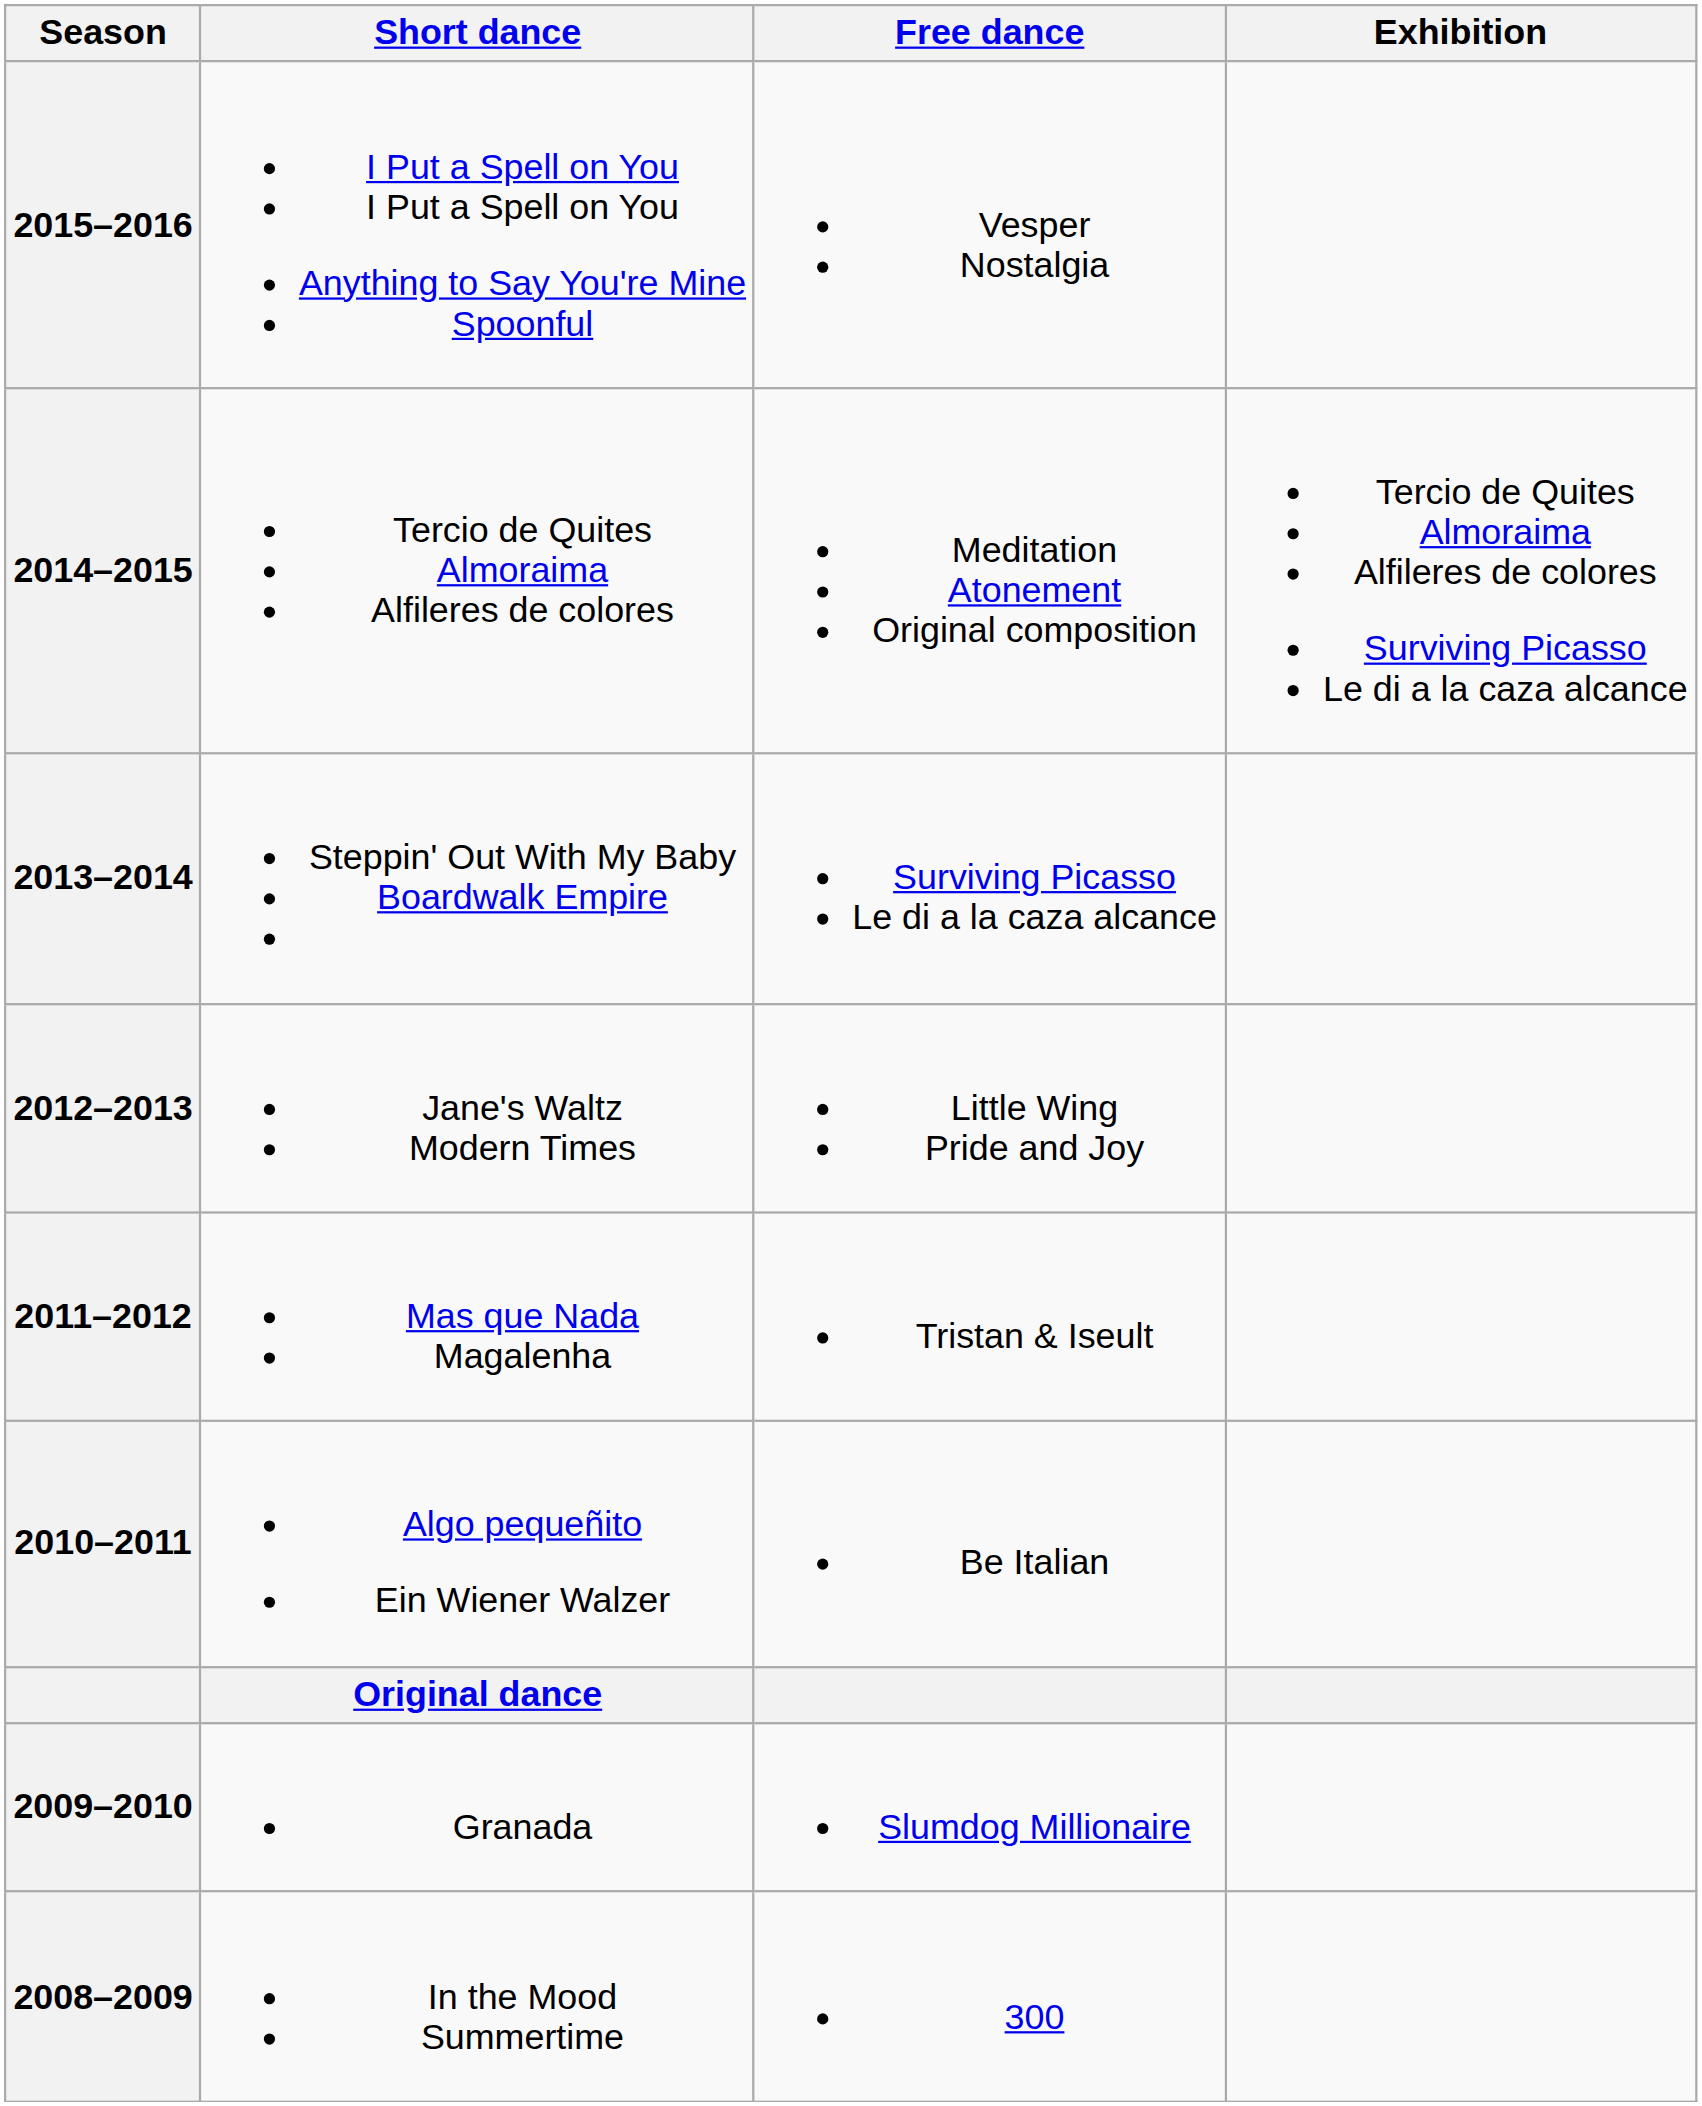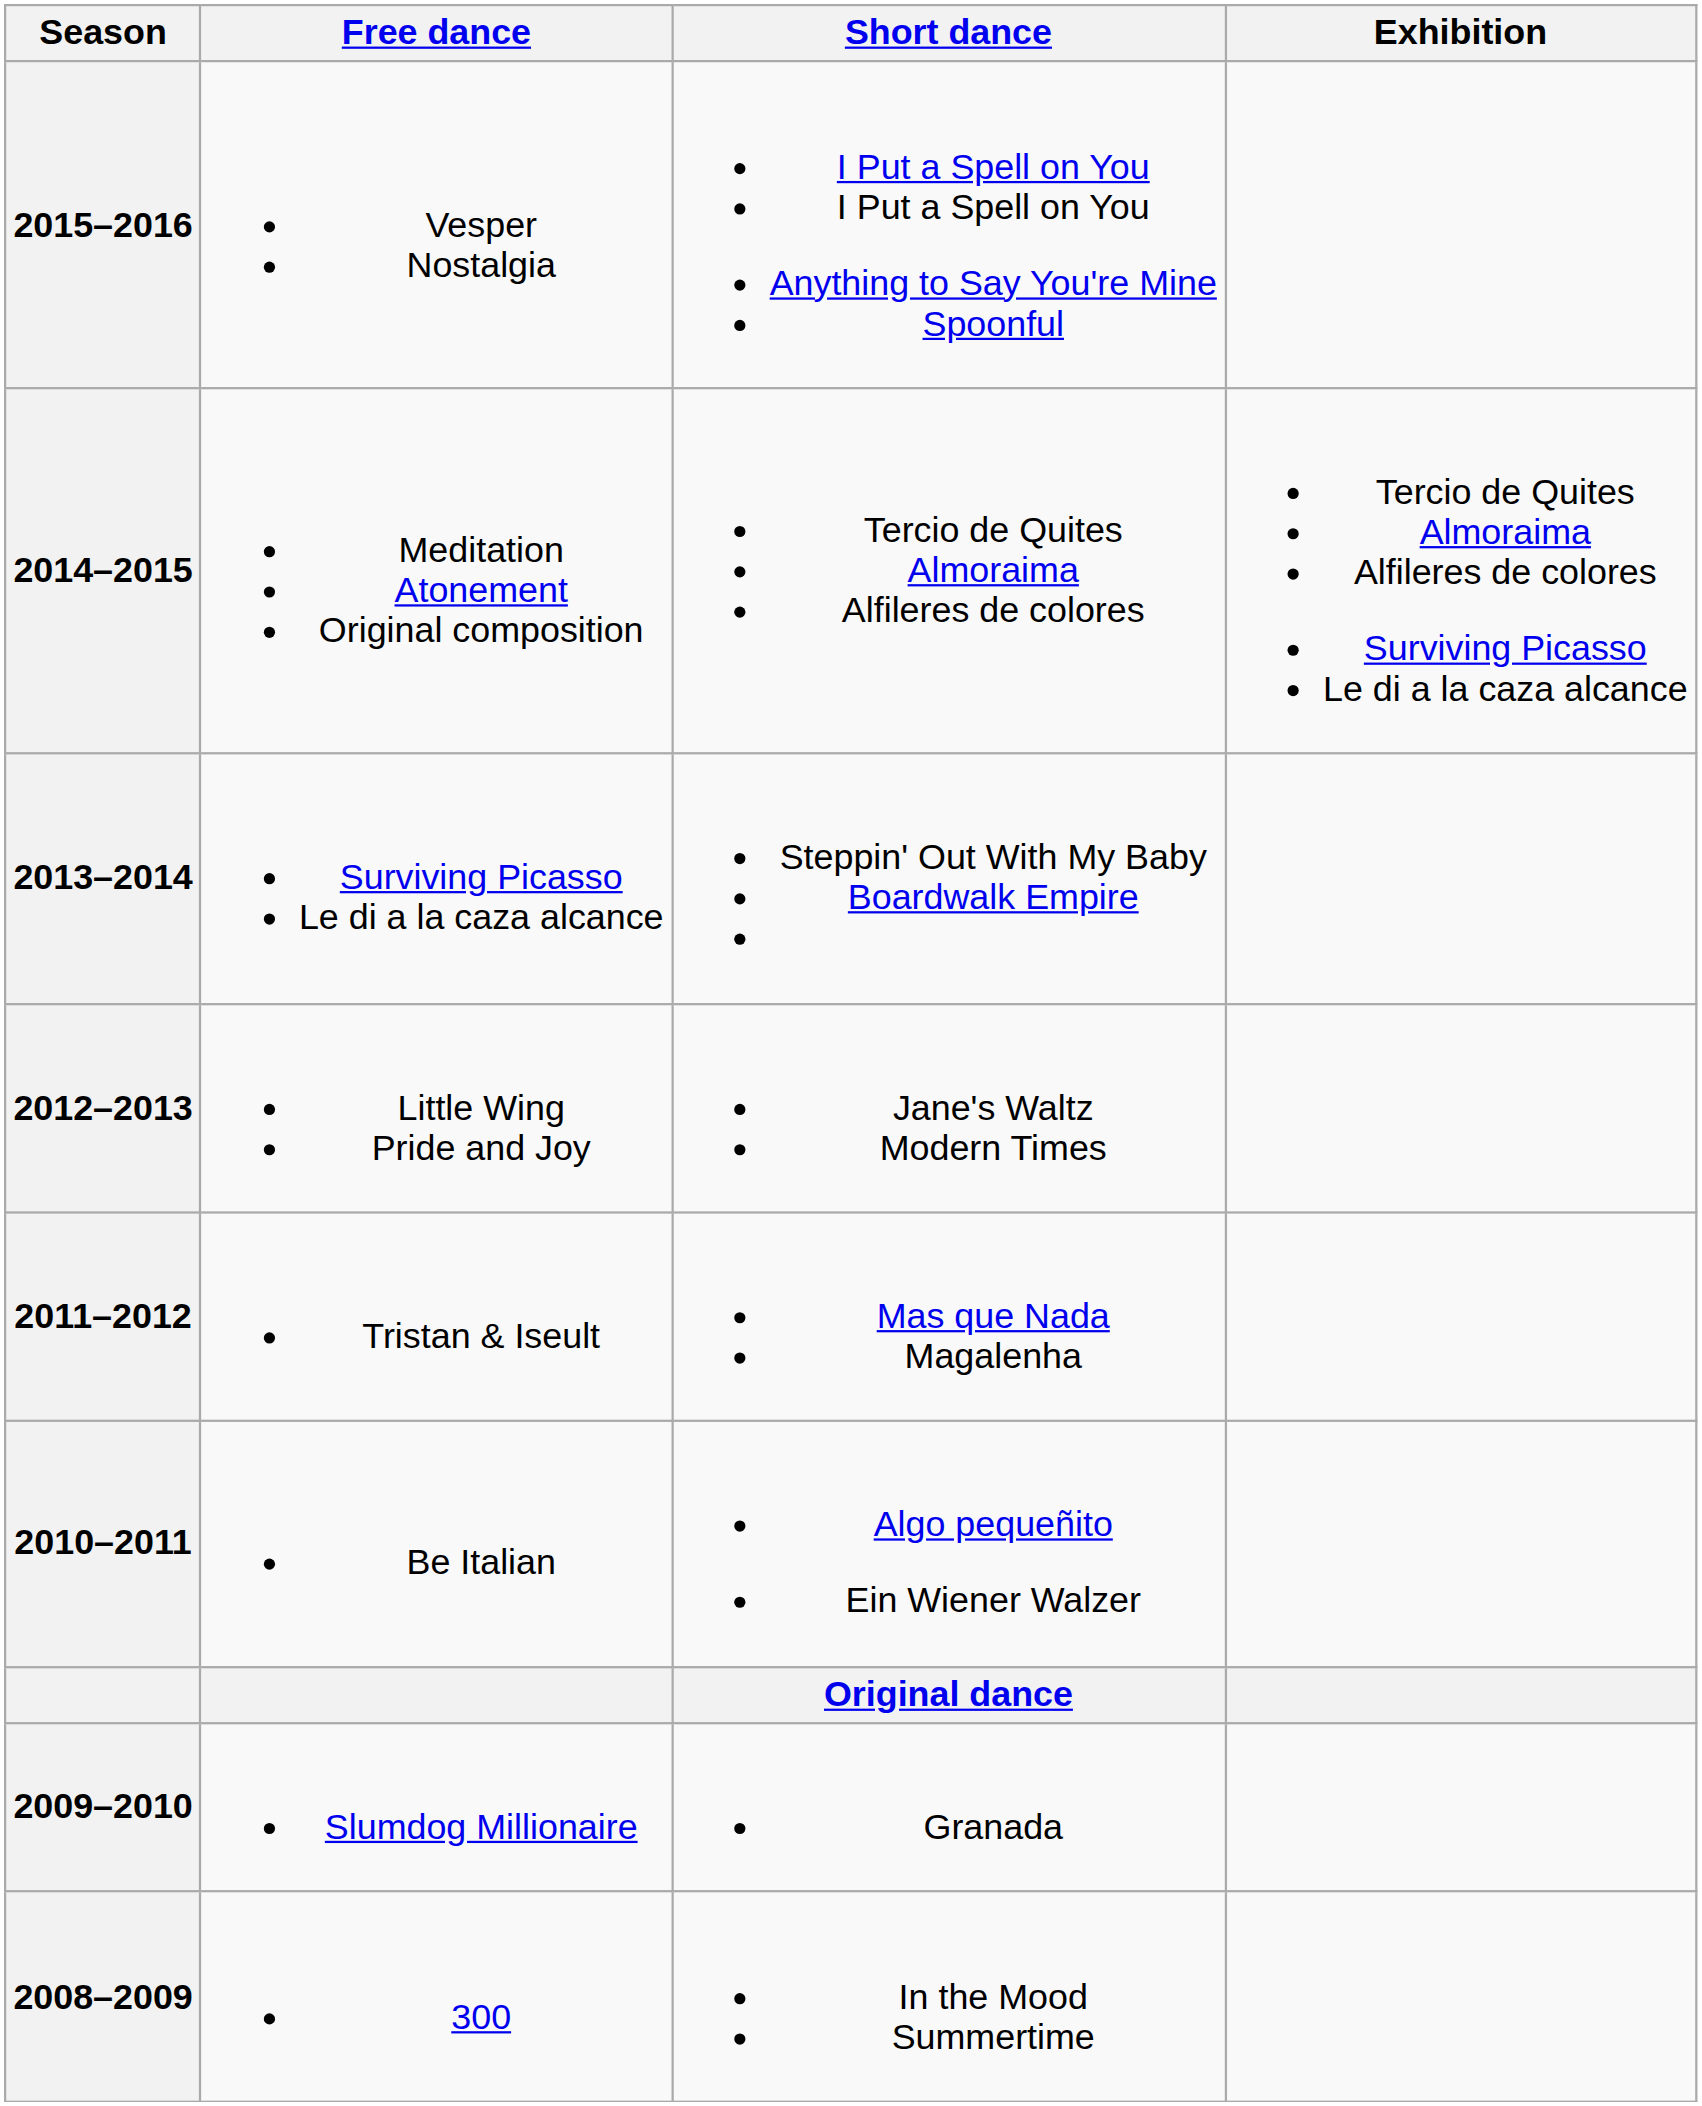columns swapped: (478, 32) <-> (990, 32)
